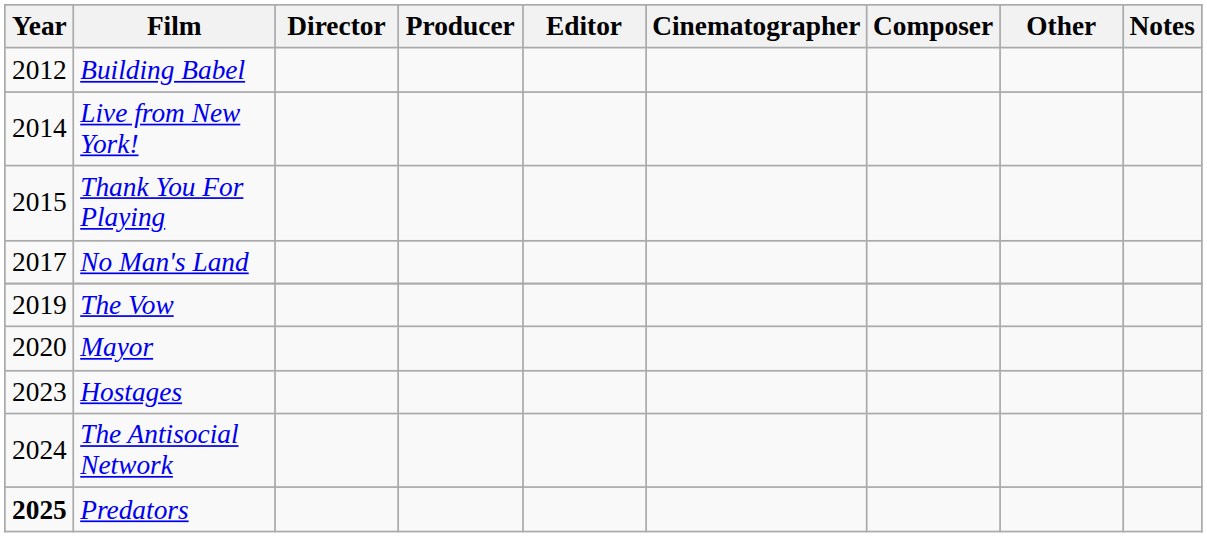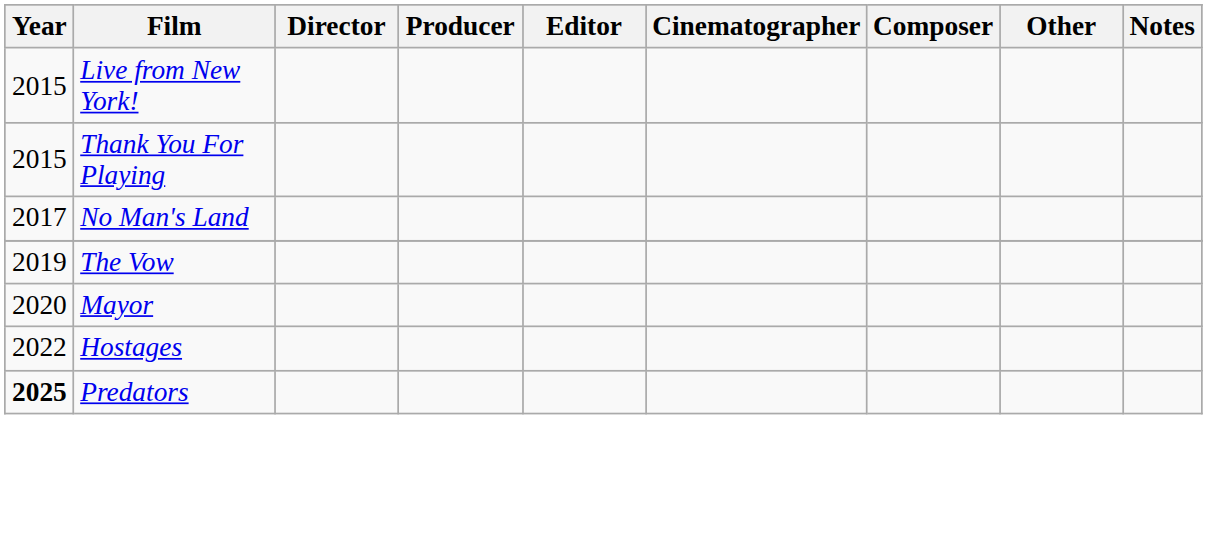- row: (163, 69)
(39, 128) 2014 -> (39, 84) 2015
(39, 391) 2023 -> (39, 348) 2022
- row: (159, 450)
